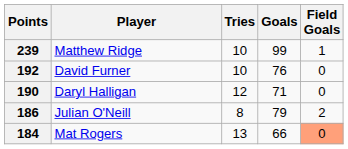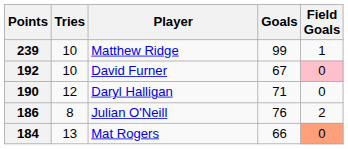columns swapped: (136, 22) <-> (240, 22)
(279, 71) 76 -> (279, 71) 67
(322, 71) no background -> (322, 71) pink background
(279, 112) 79 -> (279, 112) 76
